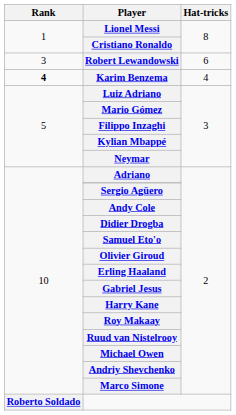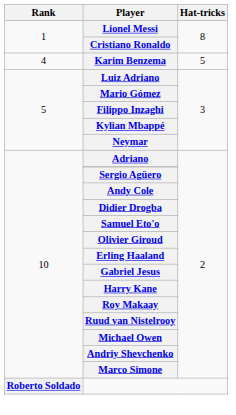- row: (132, 61)
(44, 77) bold -> (44, 61) normal
(206, 77) 4 -> (203, 61) 5
